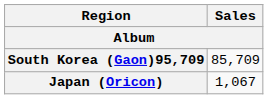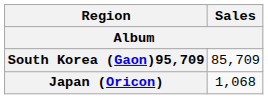(235, 82) 1,067 -> (235, 82) 1,068
